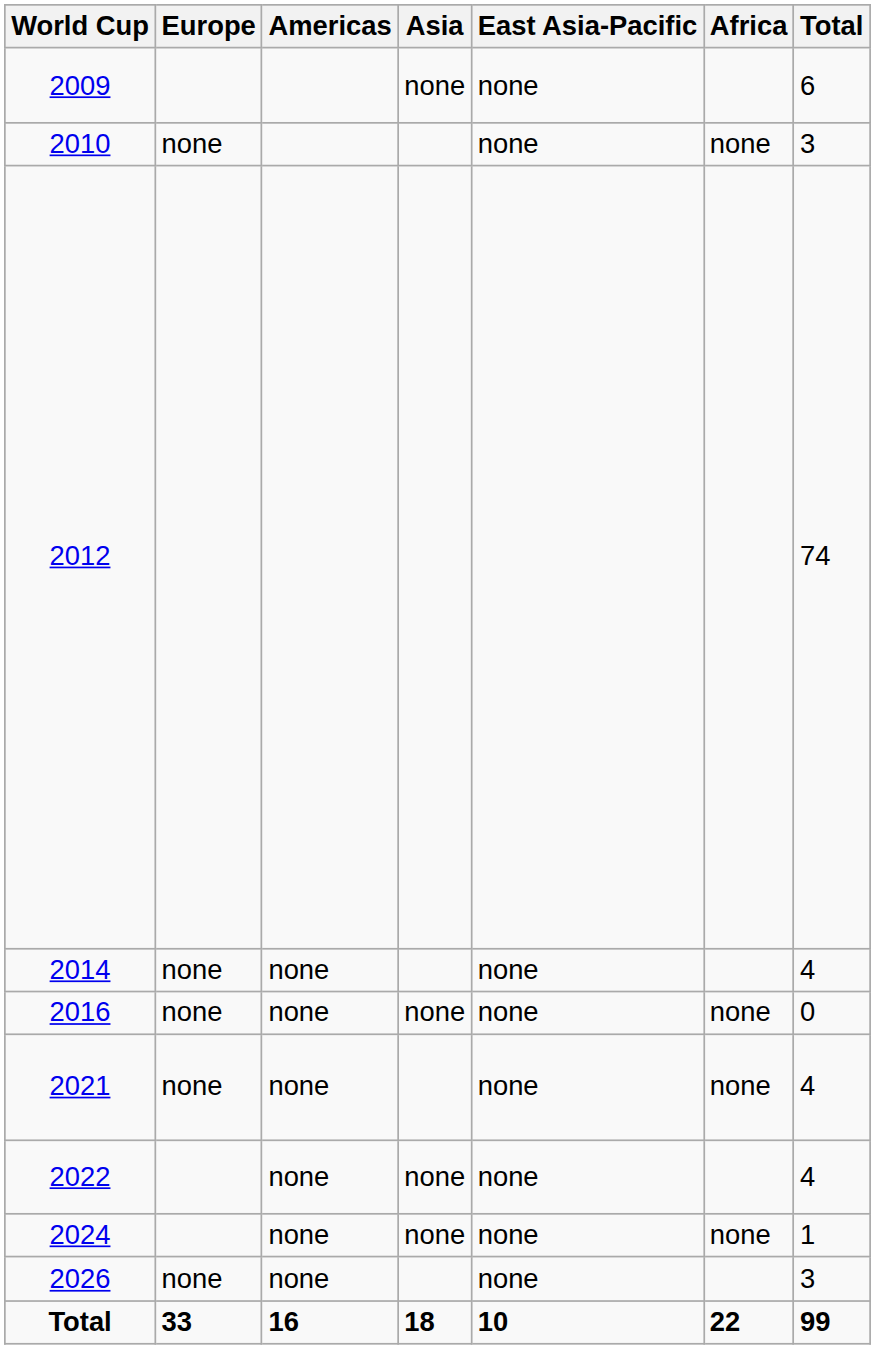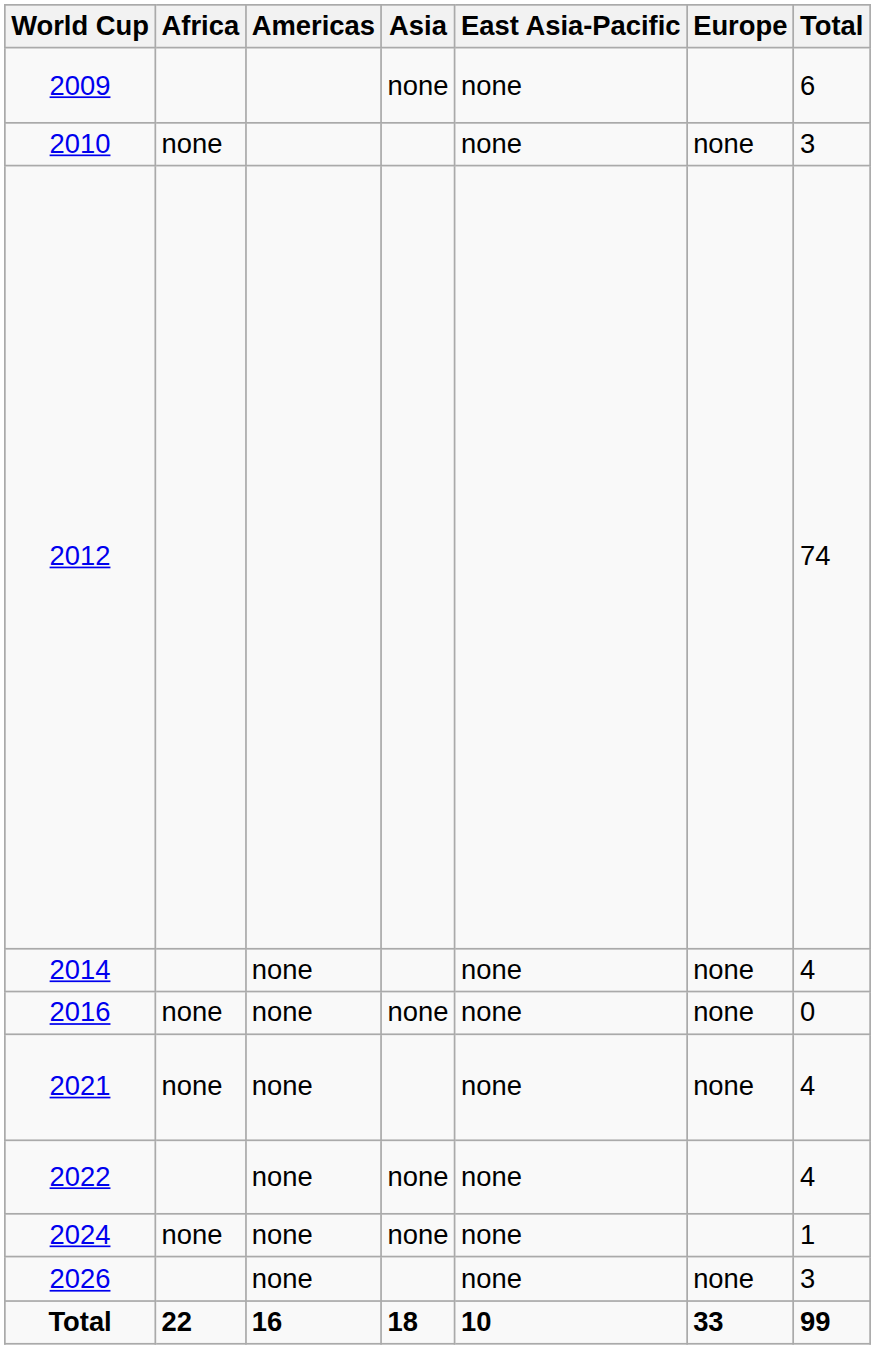columns swapped: (749, 26) <-> (209, 26)
